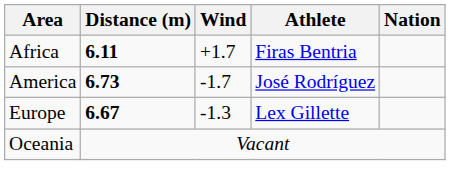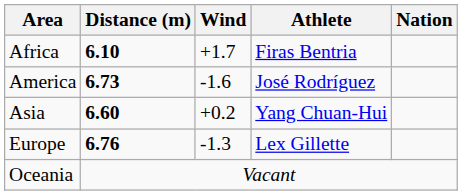(102, 50) 6.11 -> (102, 50) 6.10
(215, 81) -1.7 -> (215, 81) -1.6
+ row: (27, 112)
(102, 112) 6.67 -> (102, 143) 6.76
